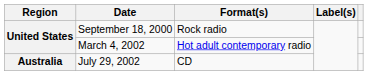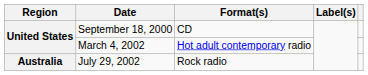(202, 29) Rock radio -> (185, 29) CD
(185, 62) CD -> (202, 62) Rock radio
